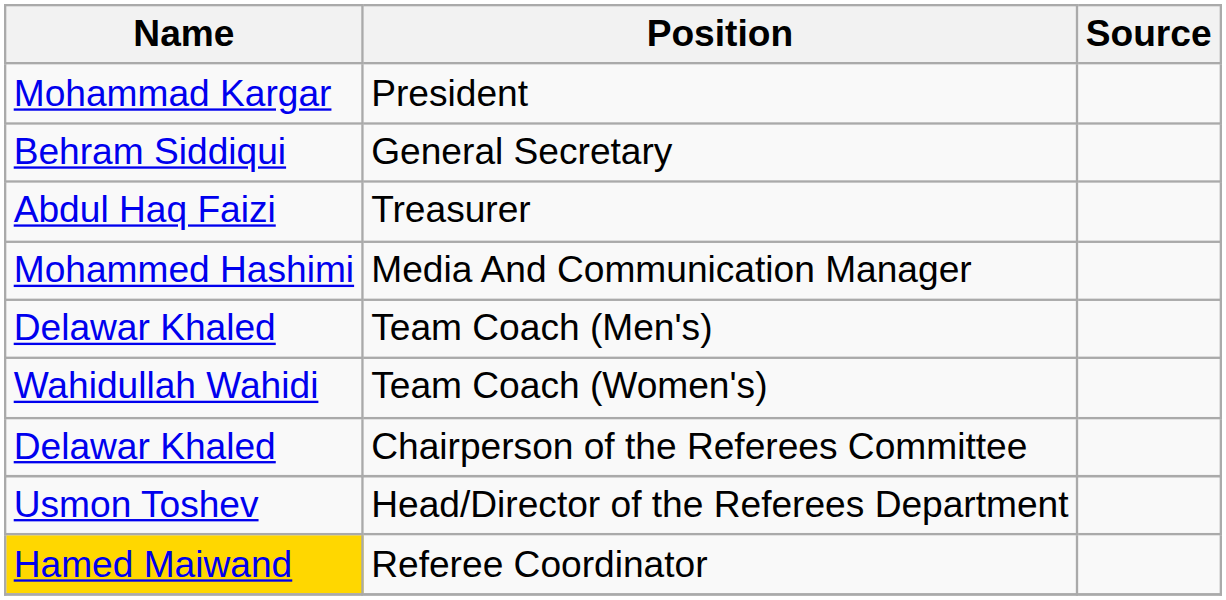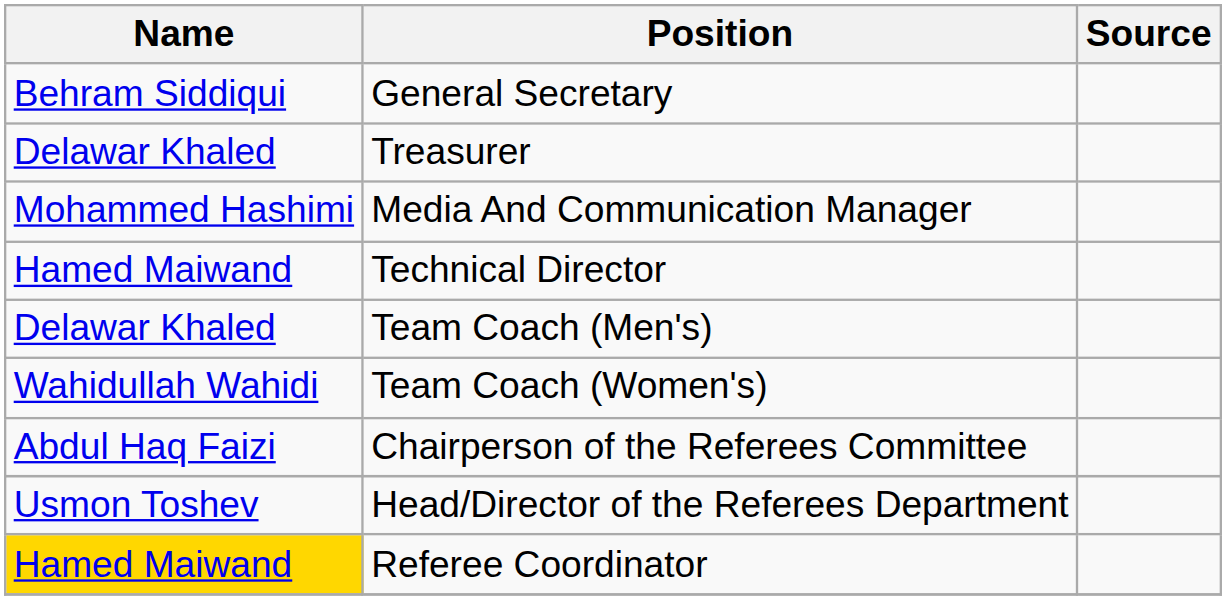- row: (450, 92)
(145, 210) Abdul Haq Faizi -> (145, 151) Delawar Khaled
+ row: (519, 269)
(145, 446) Delawar Khaled -> (145, 446) Abdul Haq Faizi
